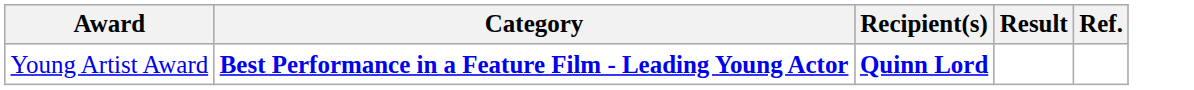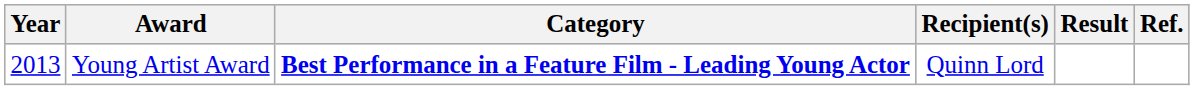+ column: (35, 24)
(924, 63) bold -> (985, 63) normal
